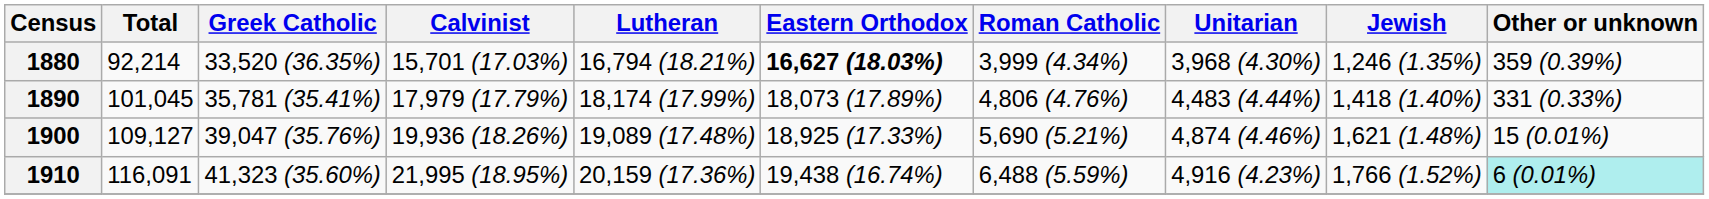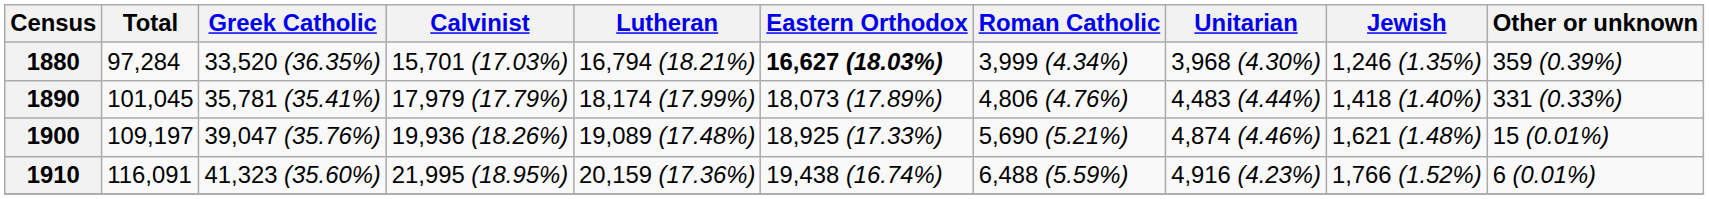(144, 61) 92,214 -> (144, 61) 97,284
(150, 136) 109,127 -> (150, 136) 109,197
(1544, 174) paleturquoise background -> (1544, 174) no background
